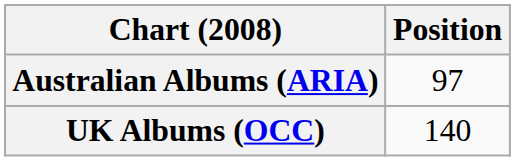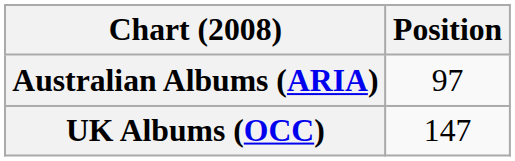(448, 130) 140 -> (448, 130) 147
